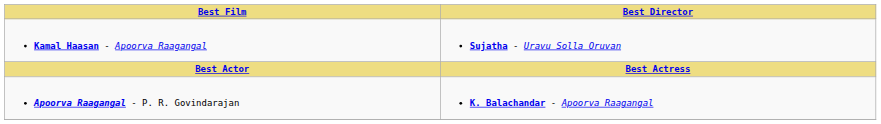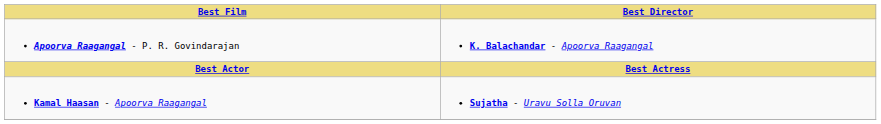rows swapped: (222, 103) <-> (222, 46)
